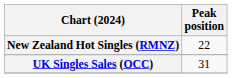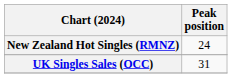(204, 45) 22 -> (204, 45) 24
